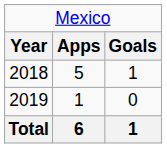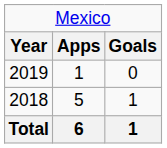rows swapped: (29, 73) <-> (29, 101)
